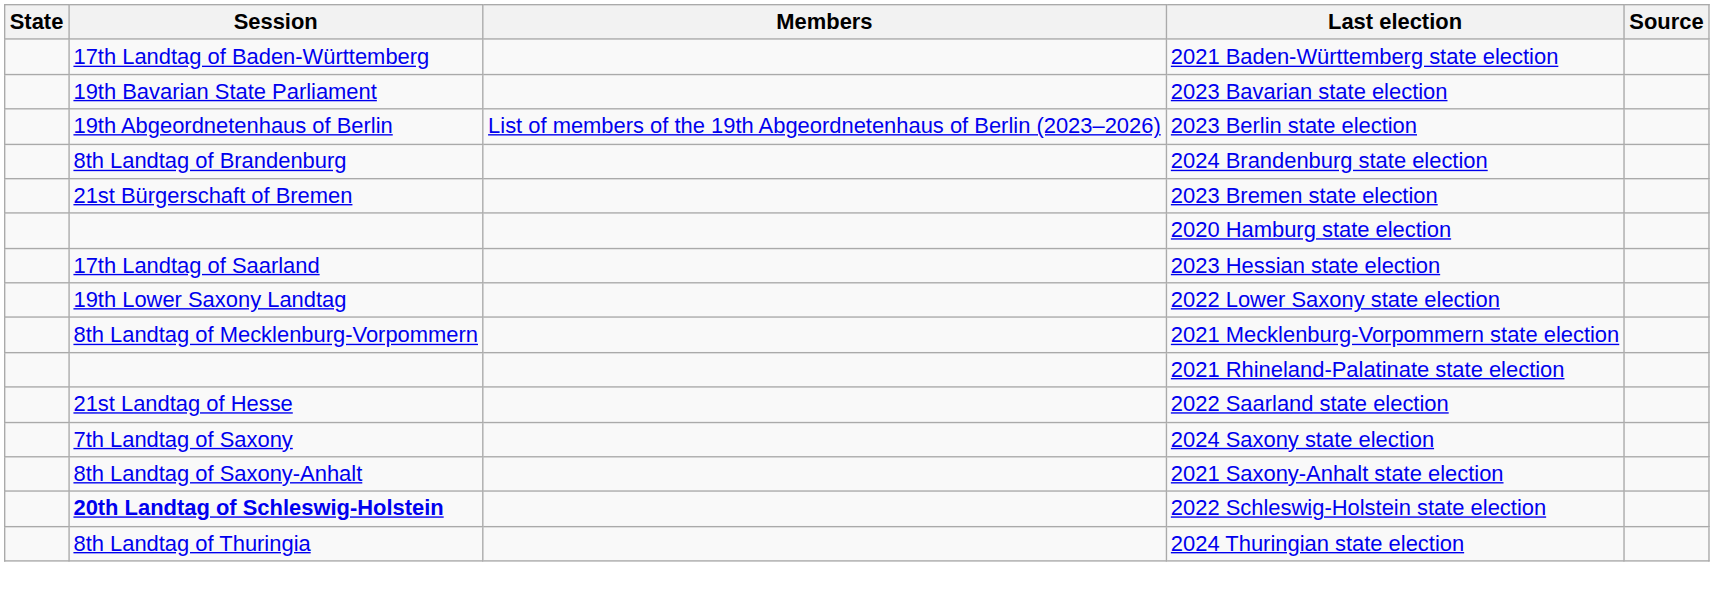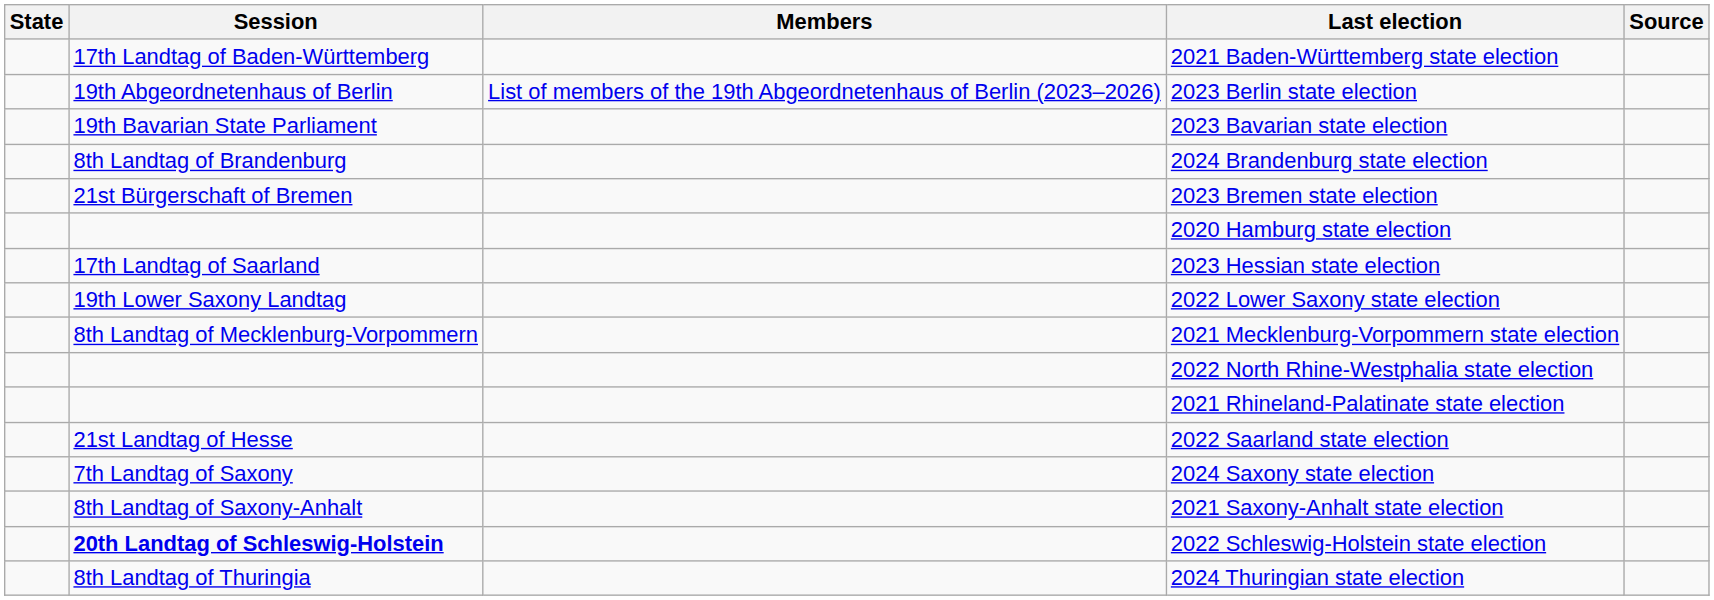rows swapped: (1309, 91) <-> (1294, 126)
+ row: (1382, 369)
